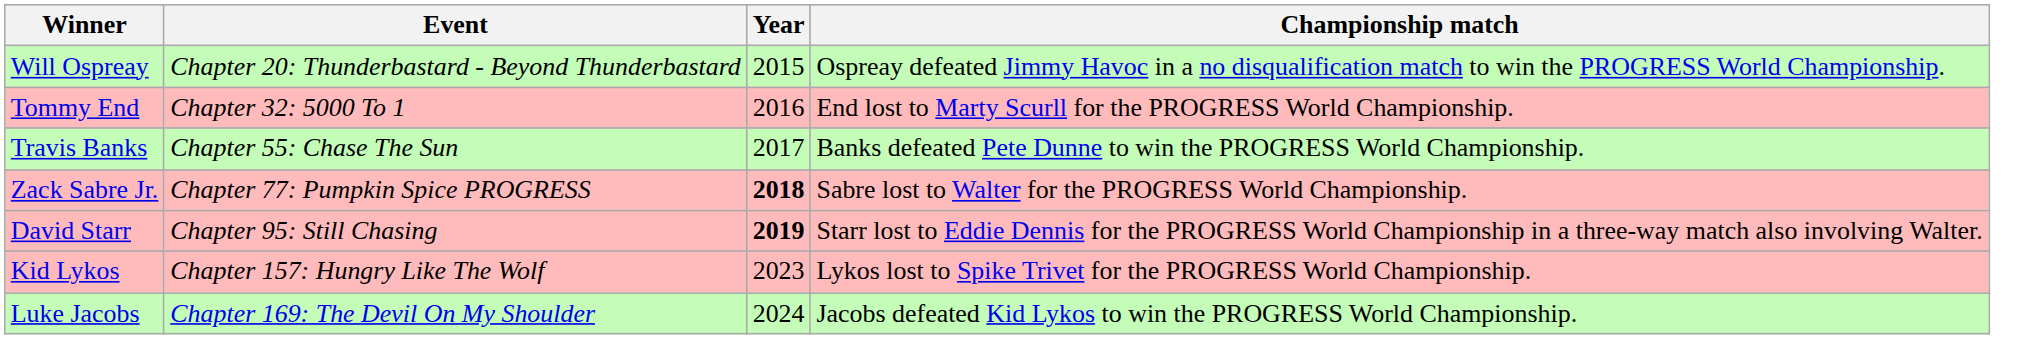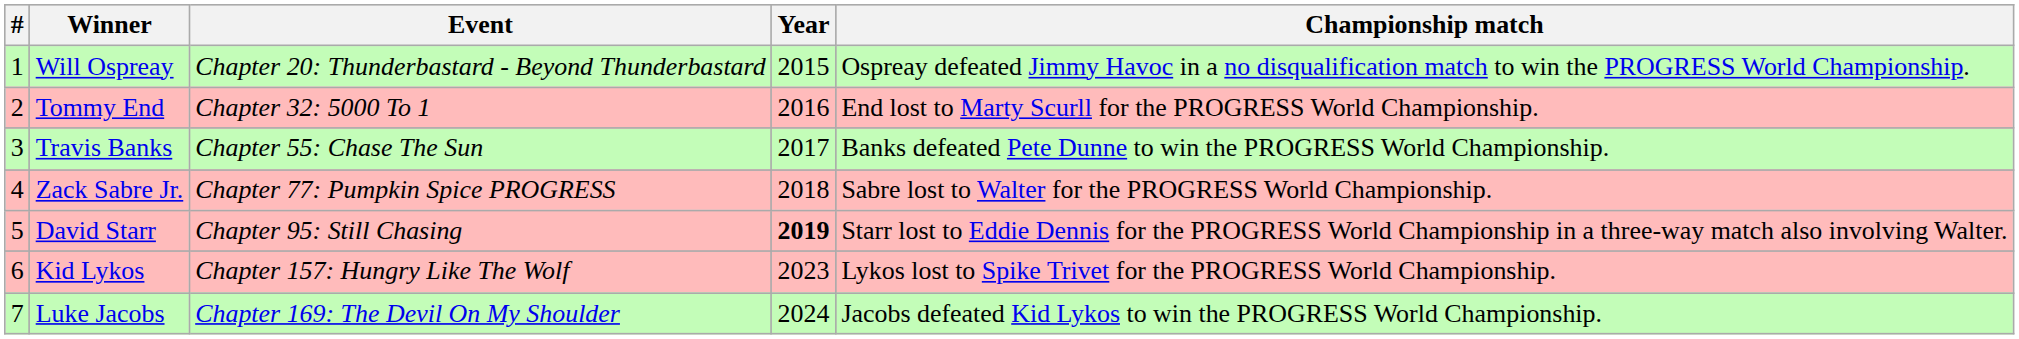+ column: (17, 25)
(779, 189) bold -> (804, 189) normal
